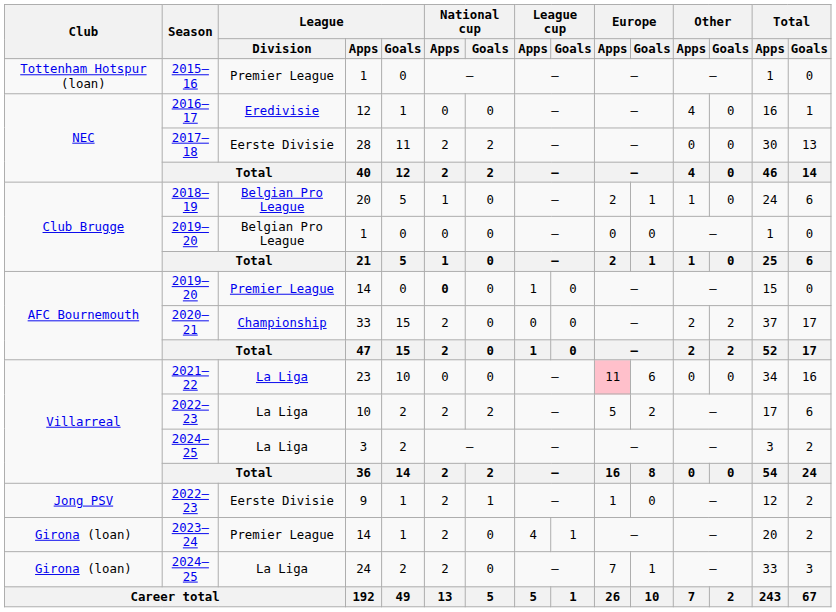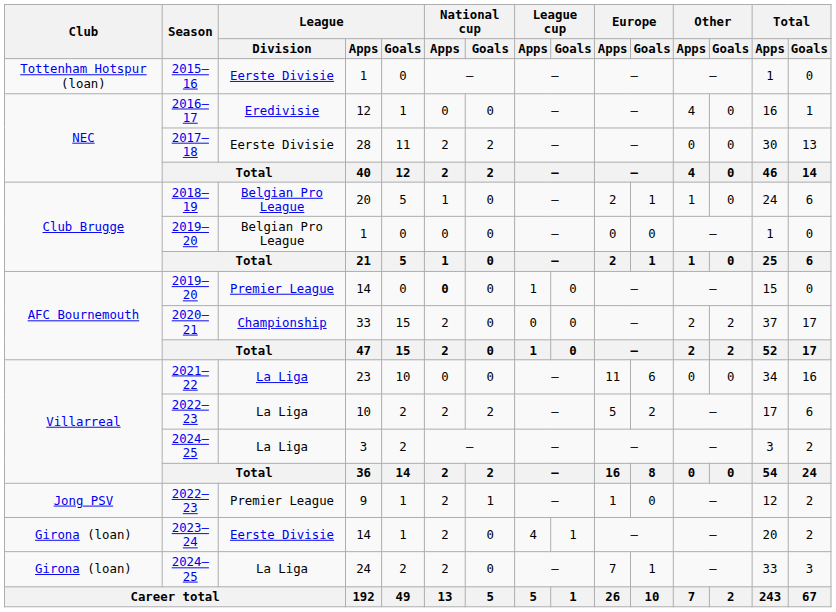(282, 76) Premier League -> (282, 76) Eerste Divisie
(613, 377) pink background -> (613, 377) no background
(282, 500) Eerste Divisie -> (282, 500) Premier League
(282, 535) Premier League -> (282, 535) Eerste Divisie
